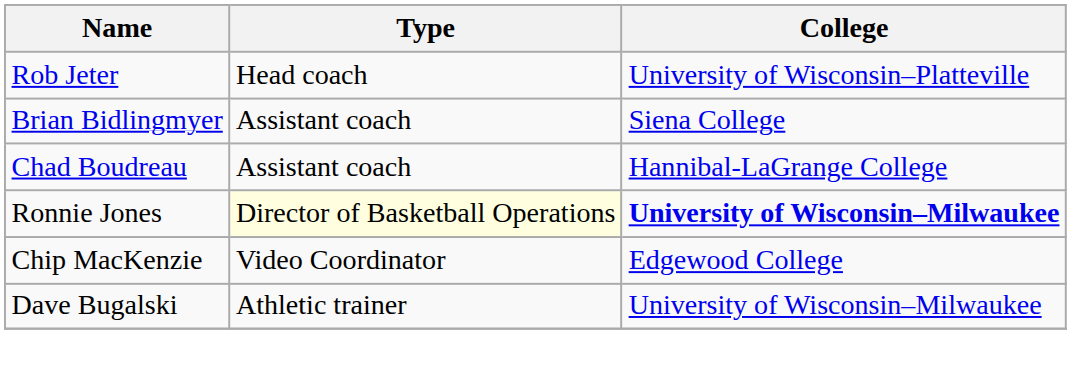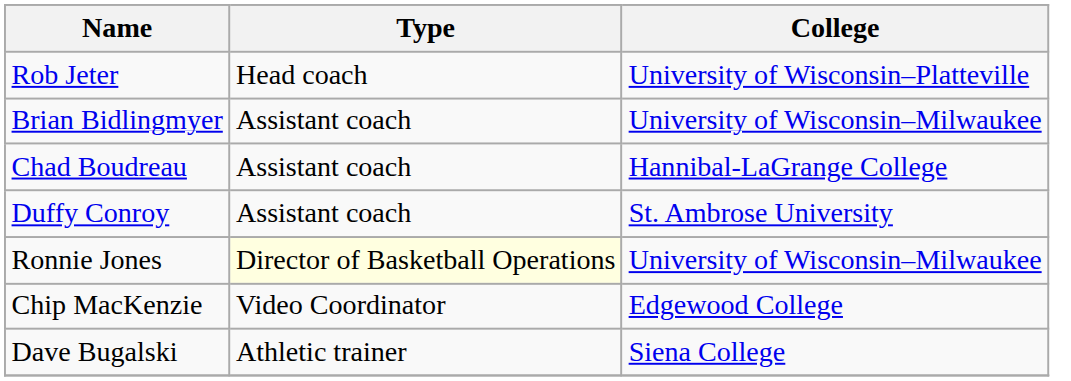(707, 120) Siena College -> (835, 120) University of Wisconsin–Milwaukee
+ row: (90, 213)
(844, 213) bold -> (835, 259) normal
(835, 305) University of Wisconsin–Milwaukee -> (707, 352) Siena College
